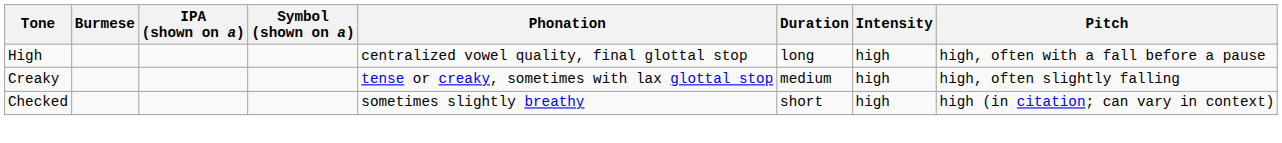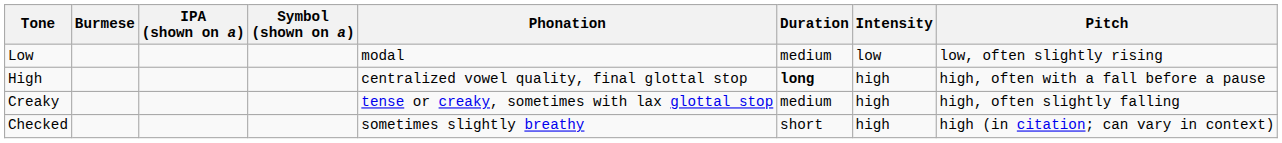+ row: (21, 56)
(797, 56) normal -> (797, 79) bold
